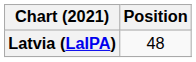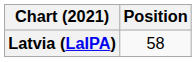(156, 43) 48 -> (156, 43) 58
